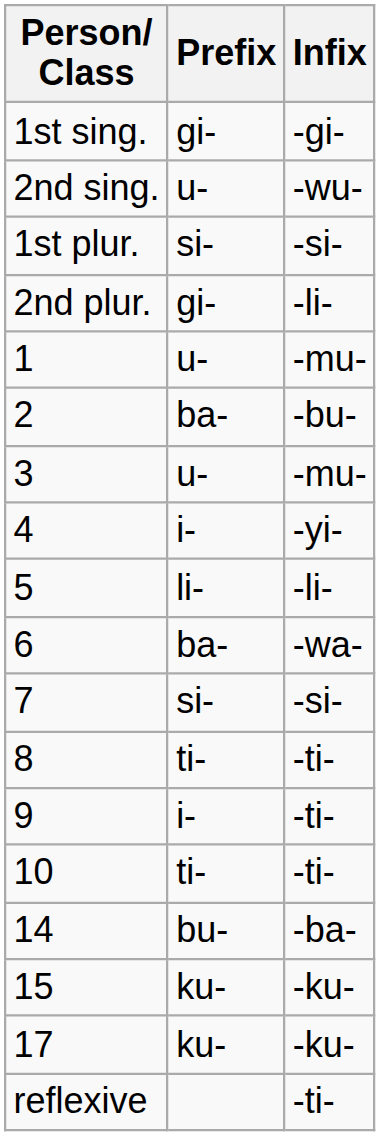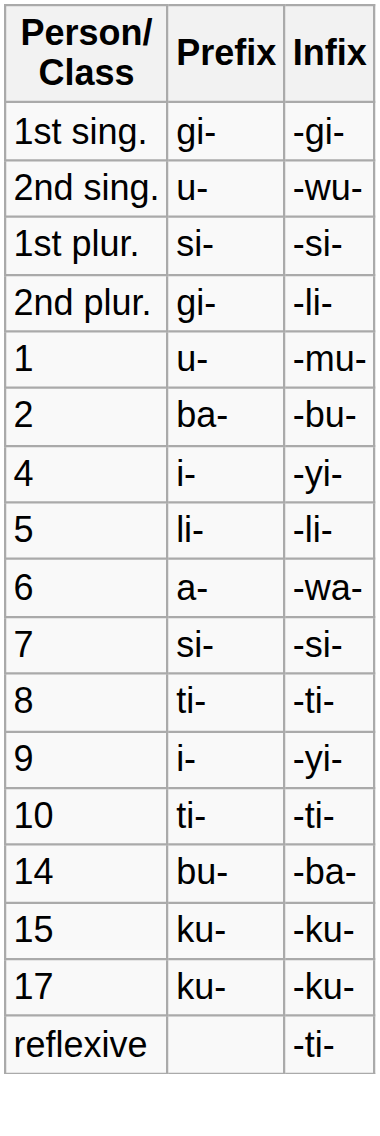- row: (23, 473)
(202, 644) ba- -> (192, 587) a-
(314, 815) -ti- -> (318, 758) -yi-
